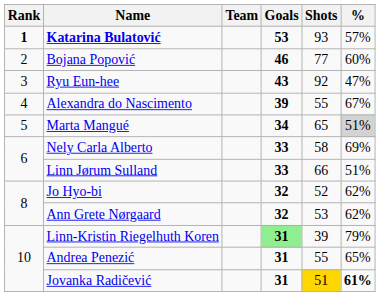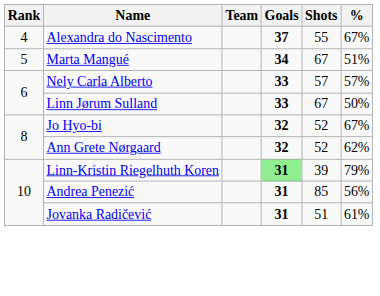- row: (104, 37)
- row: (91, 59)
- row: (83, 81)
(282, 103) 39 -> (282, 37) 37
(321, 125) 65 -> (321, 59) 67
(358, 125) lightgrey background -> (357, 59) no background
(321, 147) 58 -> (321, 81) 57
(358, 147) 69% -> (357, 81) 57%
(321, 170) 66 -> (321, 103) 67
(358, 170) 51% -> (357, 103) 50%
(358, 192) 62% -> (357, 125) 67%
(321, 214) 53 -> (321, 147) 52
(321, 258) 55 -> (321, 192) 85
(358, 258) 65% -> (357, 192) 56%
(321, 280) gold background -> (321, 214) no background
(358, 280) bold -> (357, 214) normal
